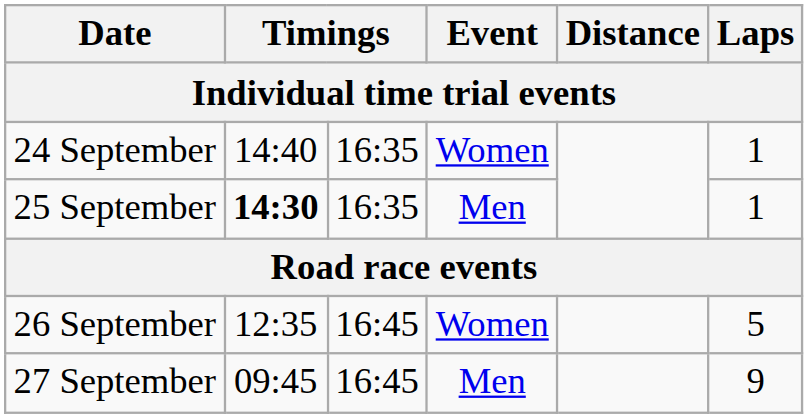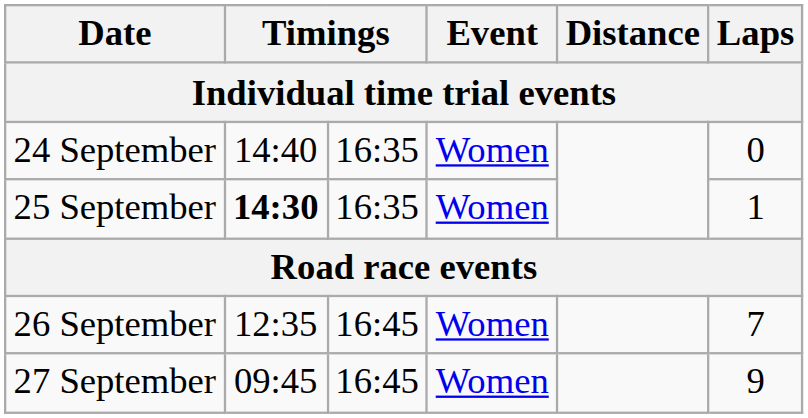(756, 149) 1 -> (756, 149) 0
(492, 207) Men -> (492, 207) Women
(756, 324) 5 -> (756, 324) 7
(492, 382) Men -> (492, 382) Women
